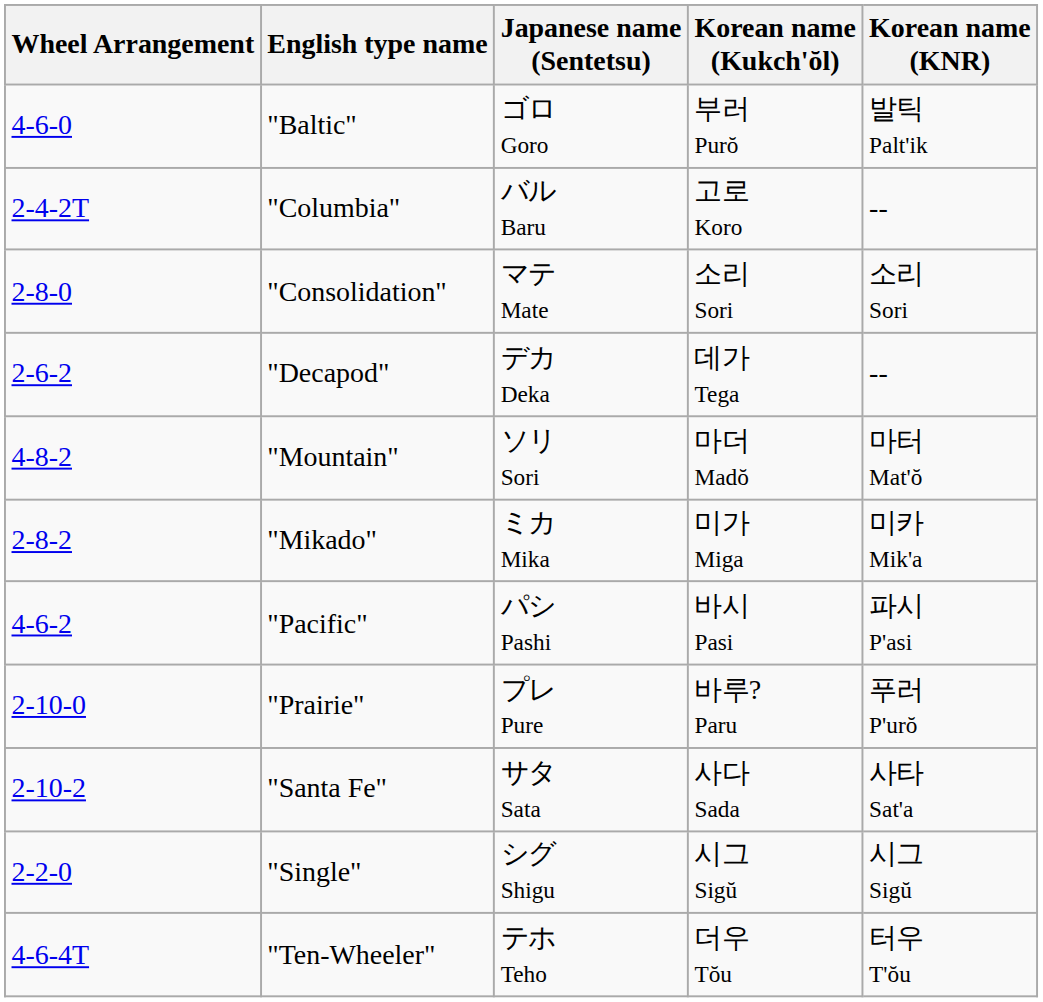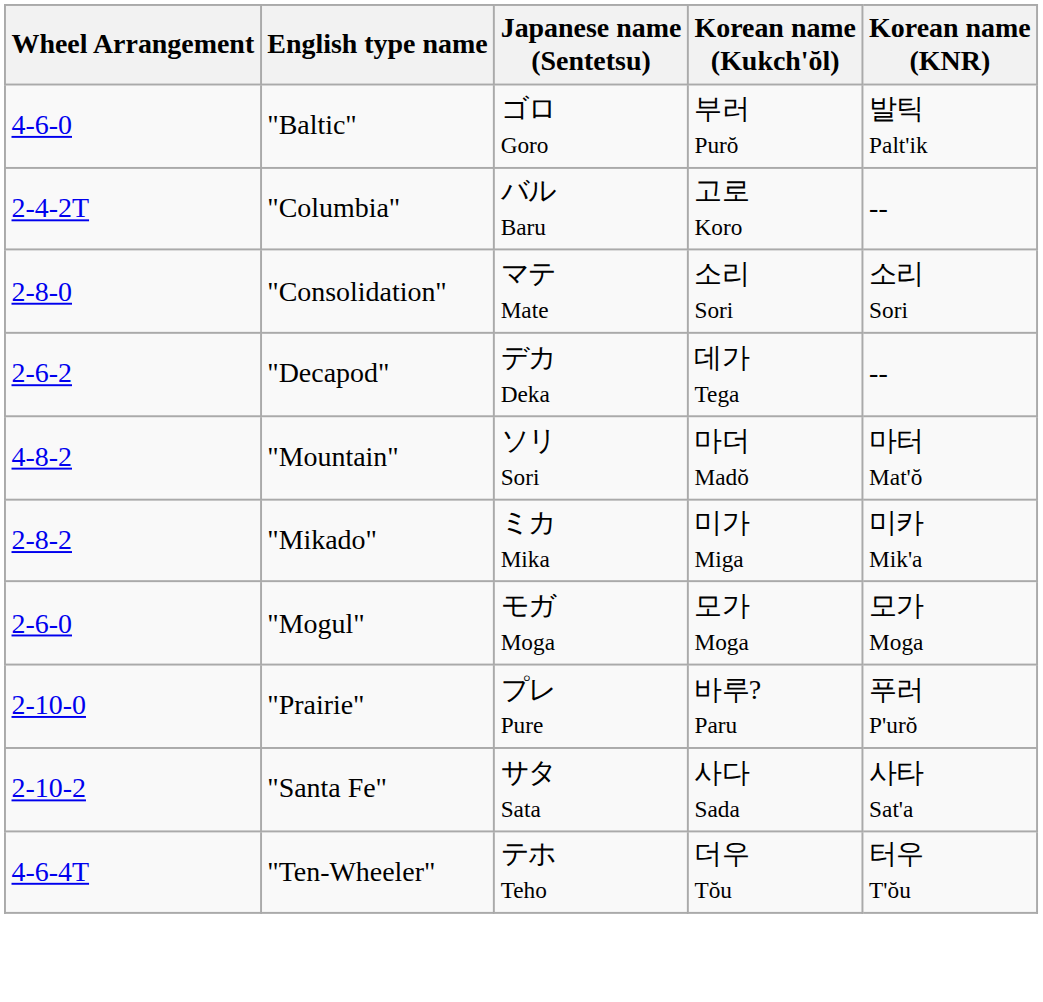+ row: (316, 623)
- row: (317, 623)
- row: (314, 871)
